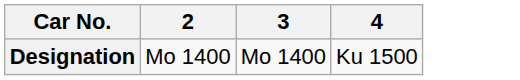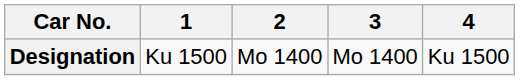+ column: (186, 21)
